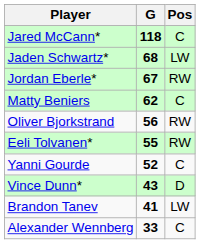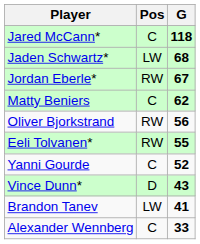columns swapped: (180, 15) <-> (151, 15)
